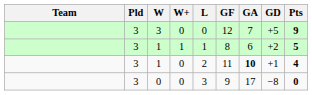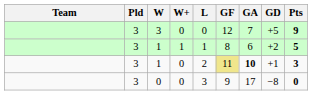(227, 64) no background -> (227, 64) khaki background
(296, 64) 4 -> (296, 64) 3
